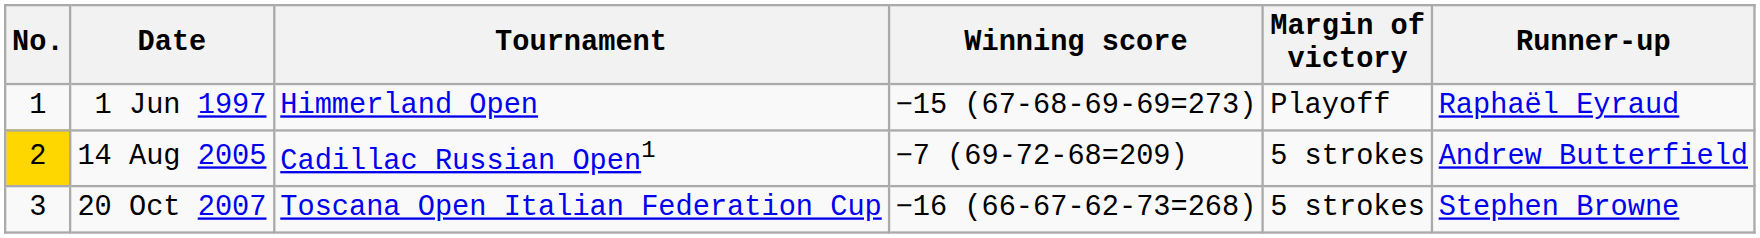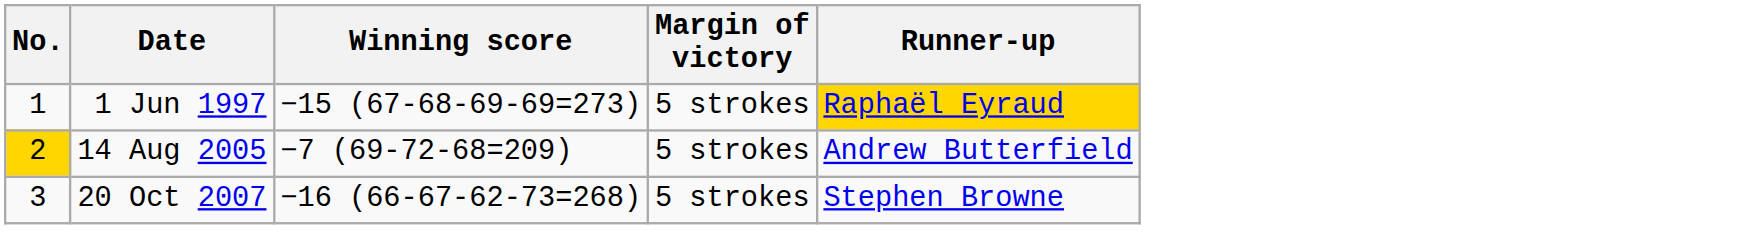- column: (581, 45)
(1330, 107) Playoff -> (732, 107) 5 strokes
(1559, 107) no background -> (944, 107) gold background
